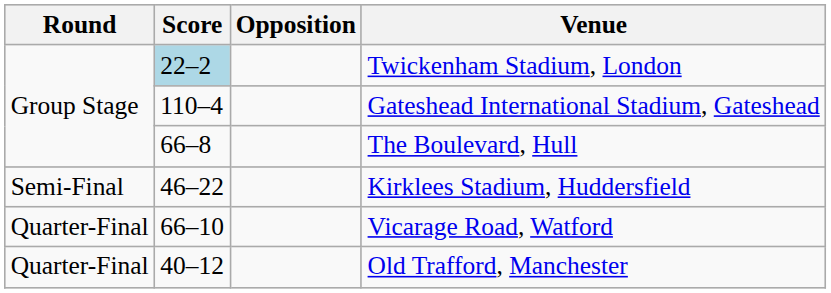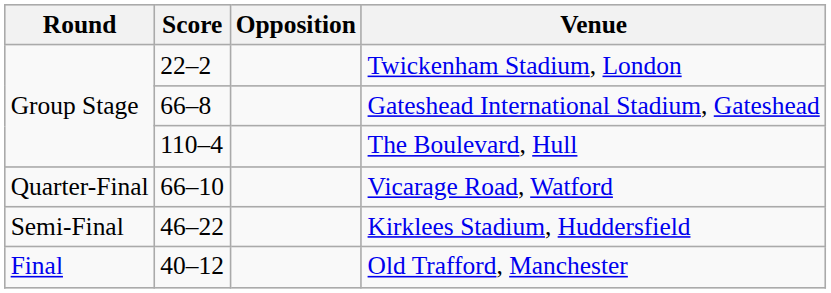(186, 65) lightblue background -> (186, 65) no background
(192, 105) 110–4 -> (186, 105) 66–8
(186, 145) 66–8 -> (192, 145) 110–4
rows swapped: (490, 226) <-> (529, 186)
(80, 266) Quarter-Final -> (37, 266) Final
